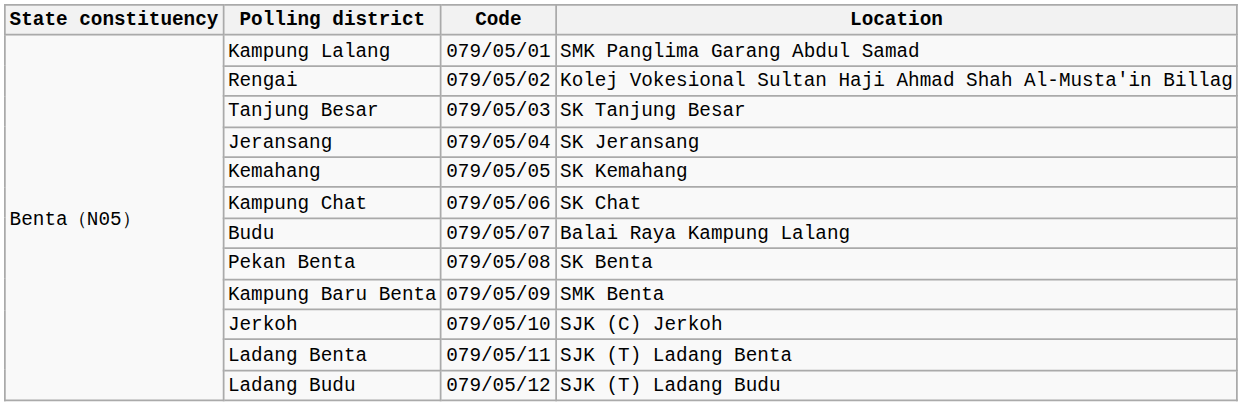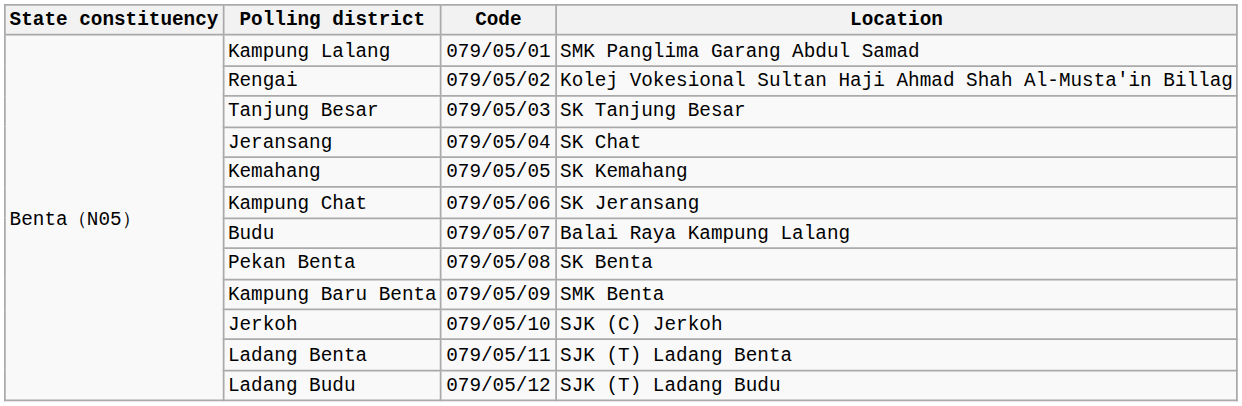(630, 142) SK Jeransang -> (601, 142) SK Chat
(601, 203) SK Chat -> (630, 203) SK Jeransang
